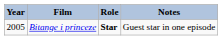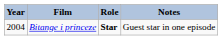(16, 27) 2005 -> (16, 27) 2004
